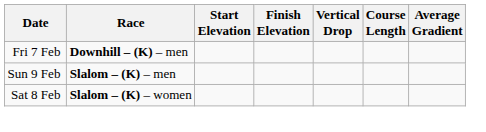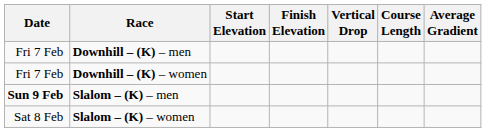+ row: (140, 74)
(36, 74) normal -> (37, 95) bold
